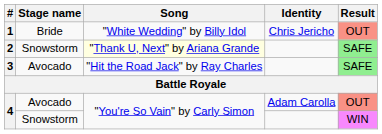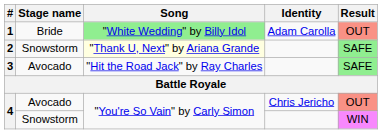(174, 31) no background -> (174, 31) lightgreen background
(301, 31) Chris Jericho -> (301, 31) Adam Carolla
(301, 102) Adam Carolla -> (301, 102) Chris Jericho
